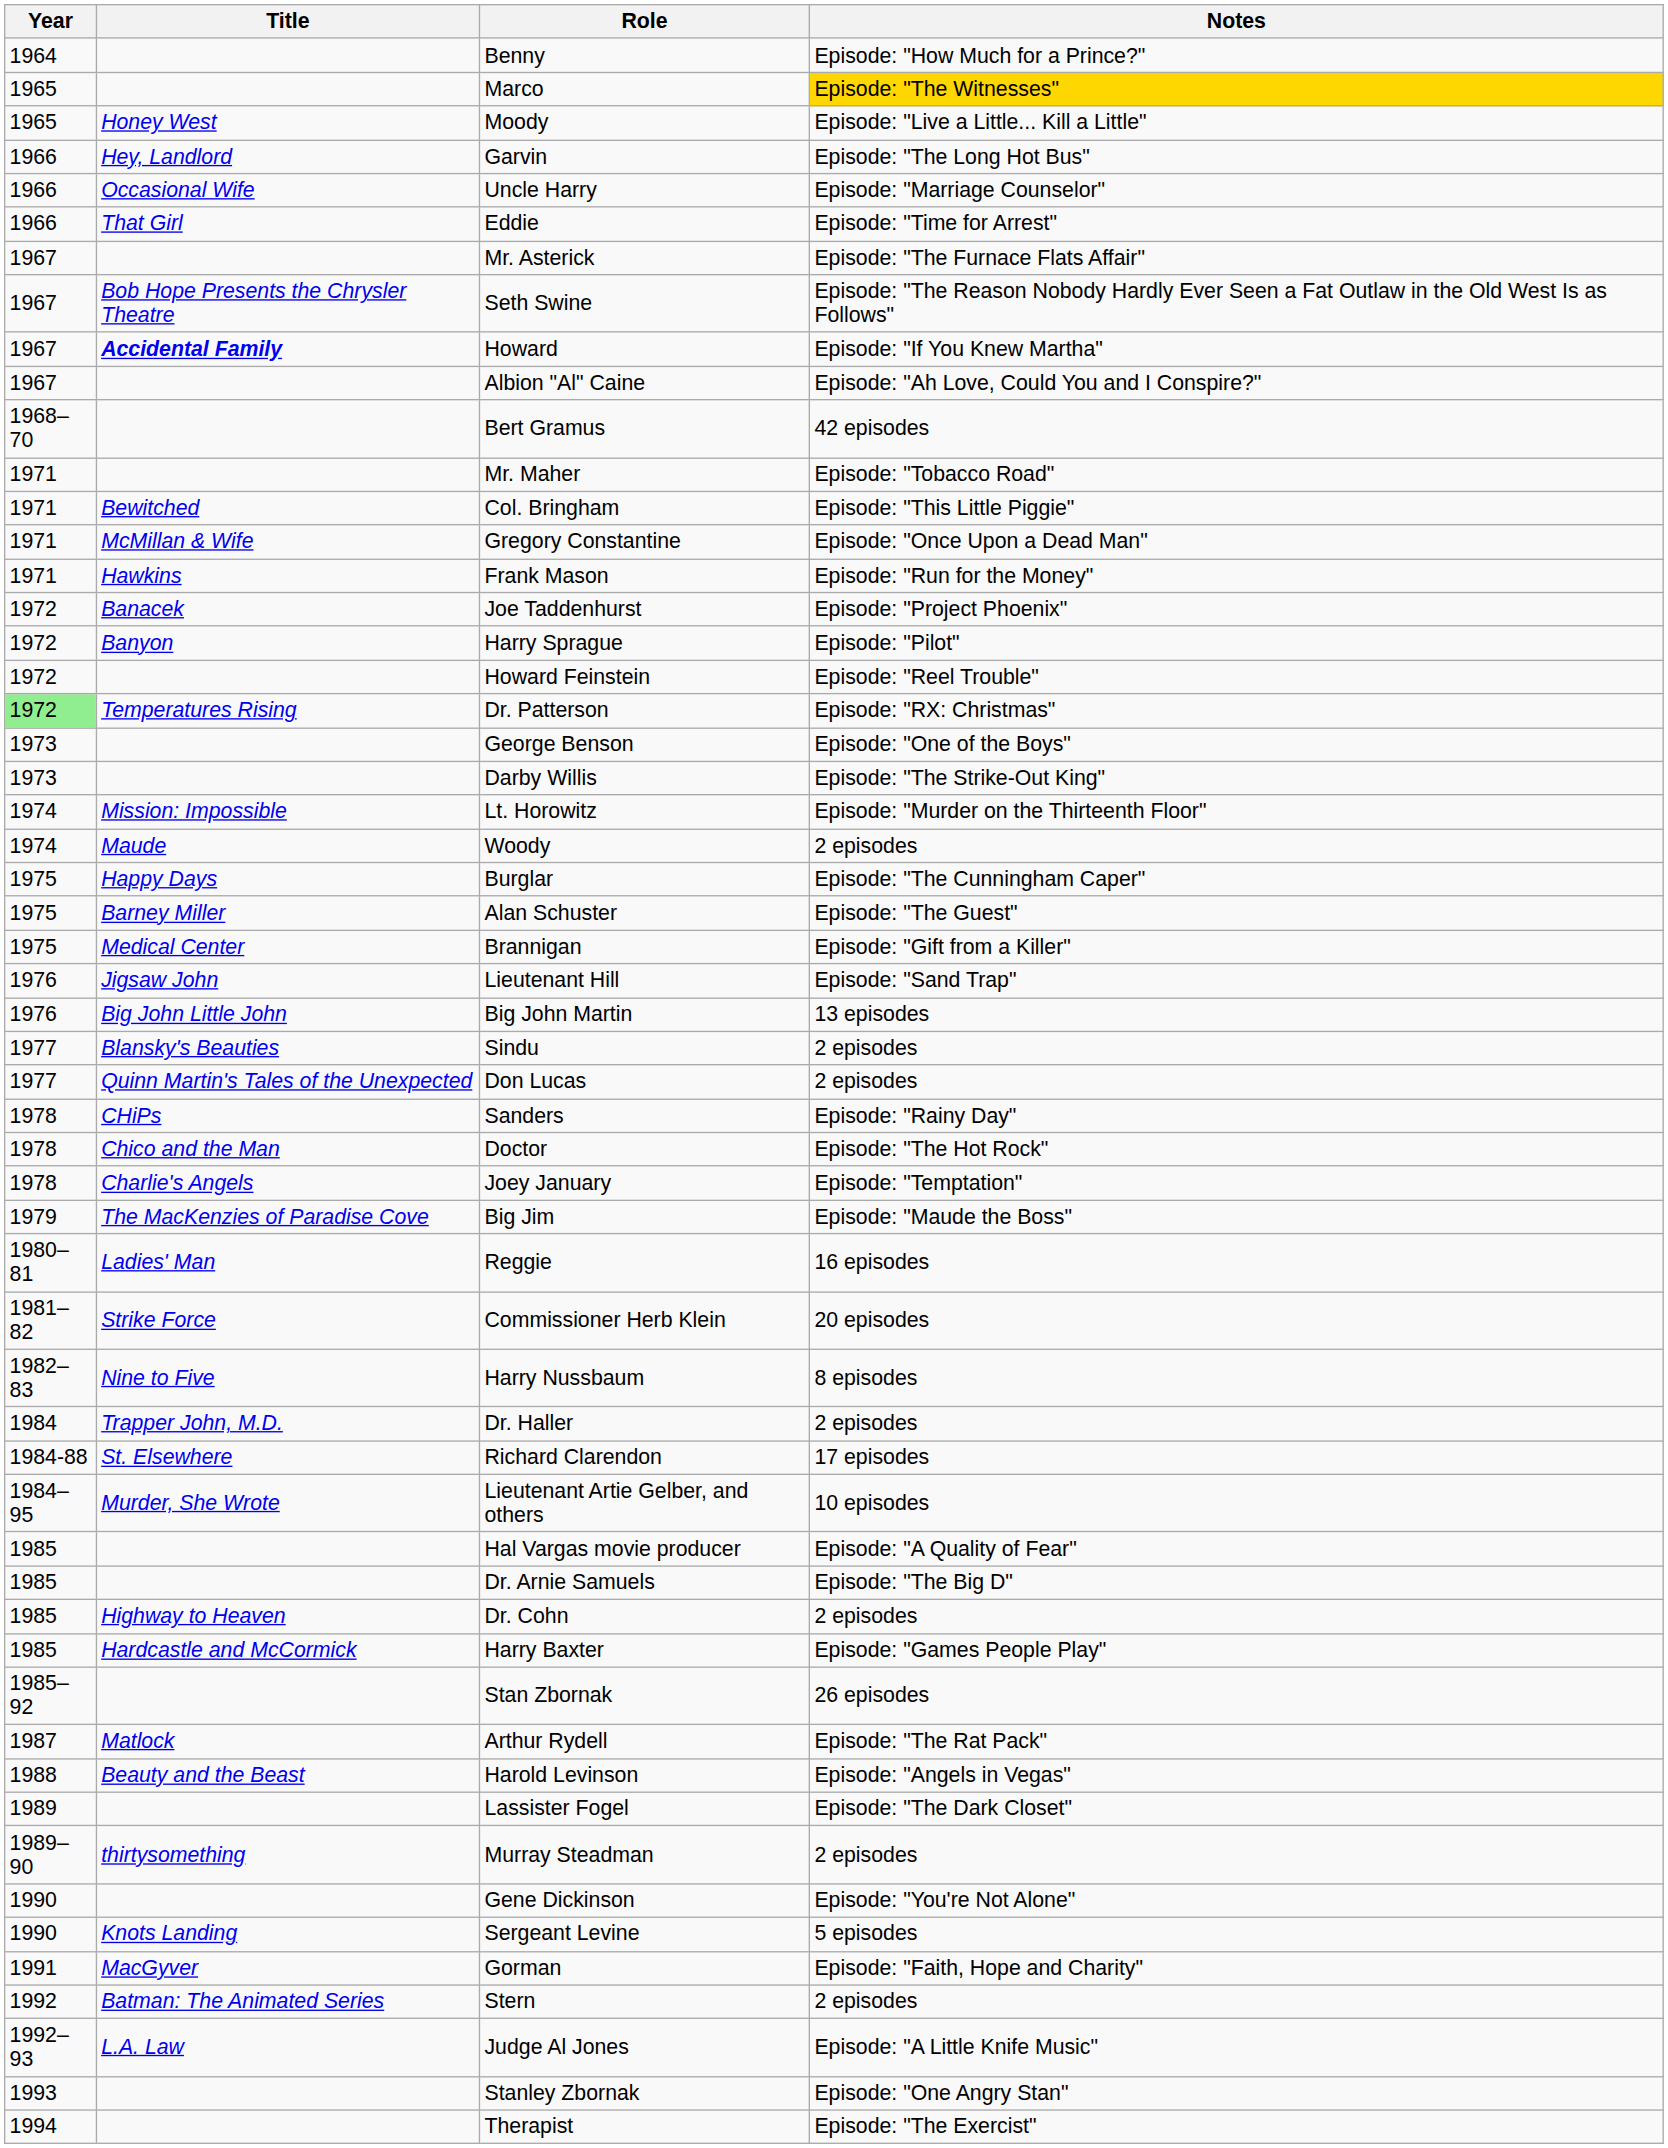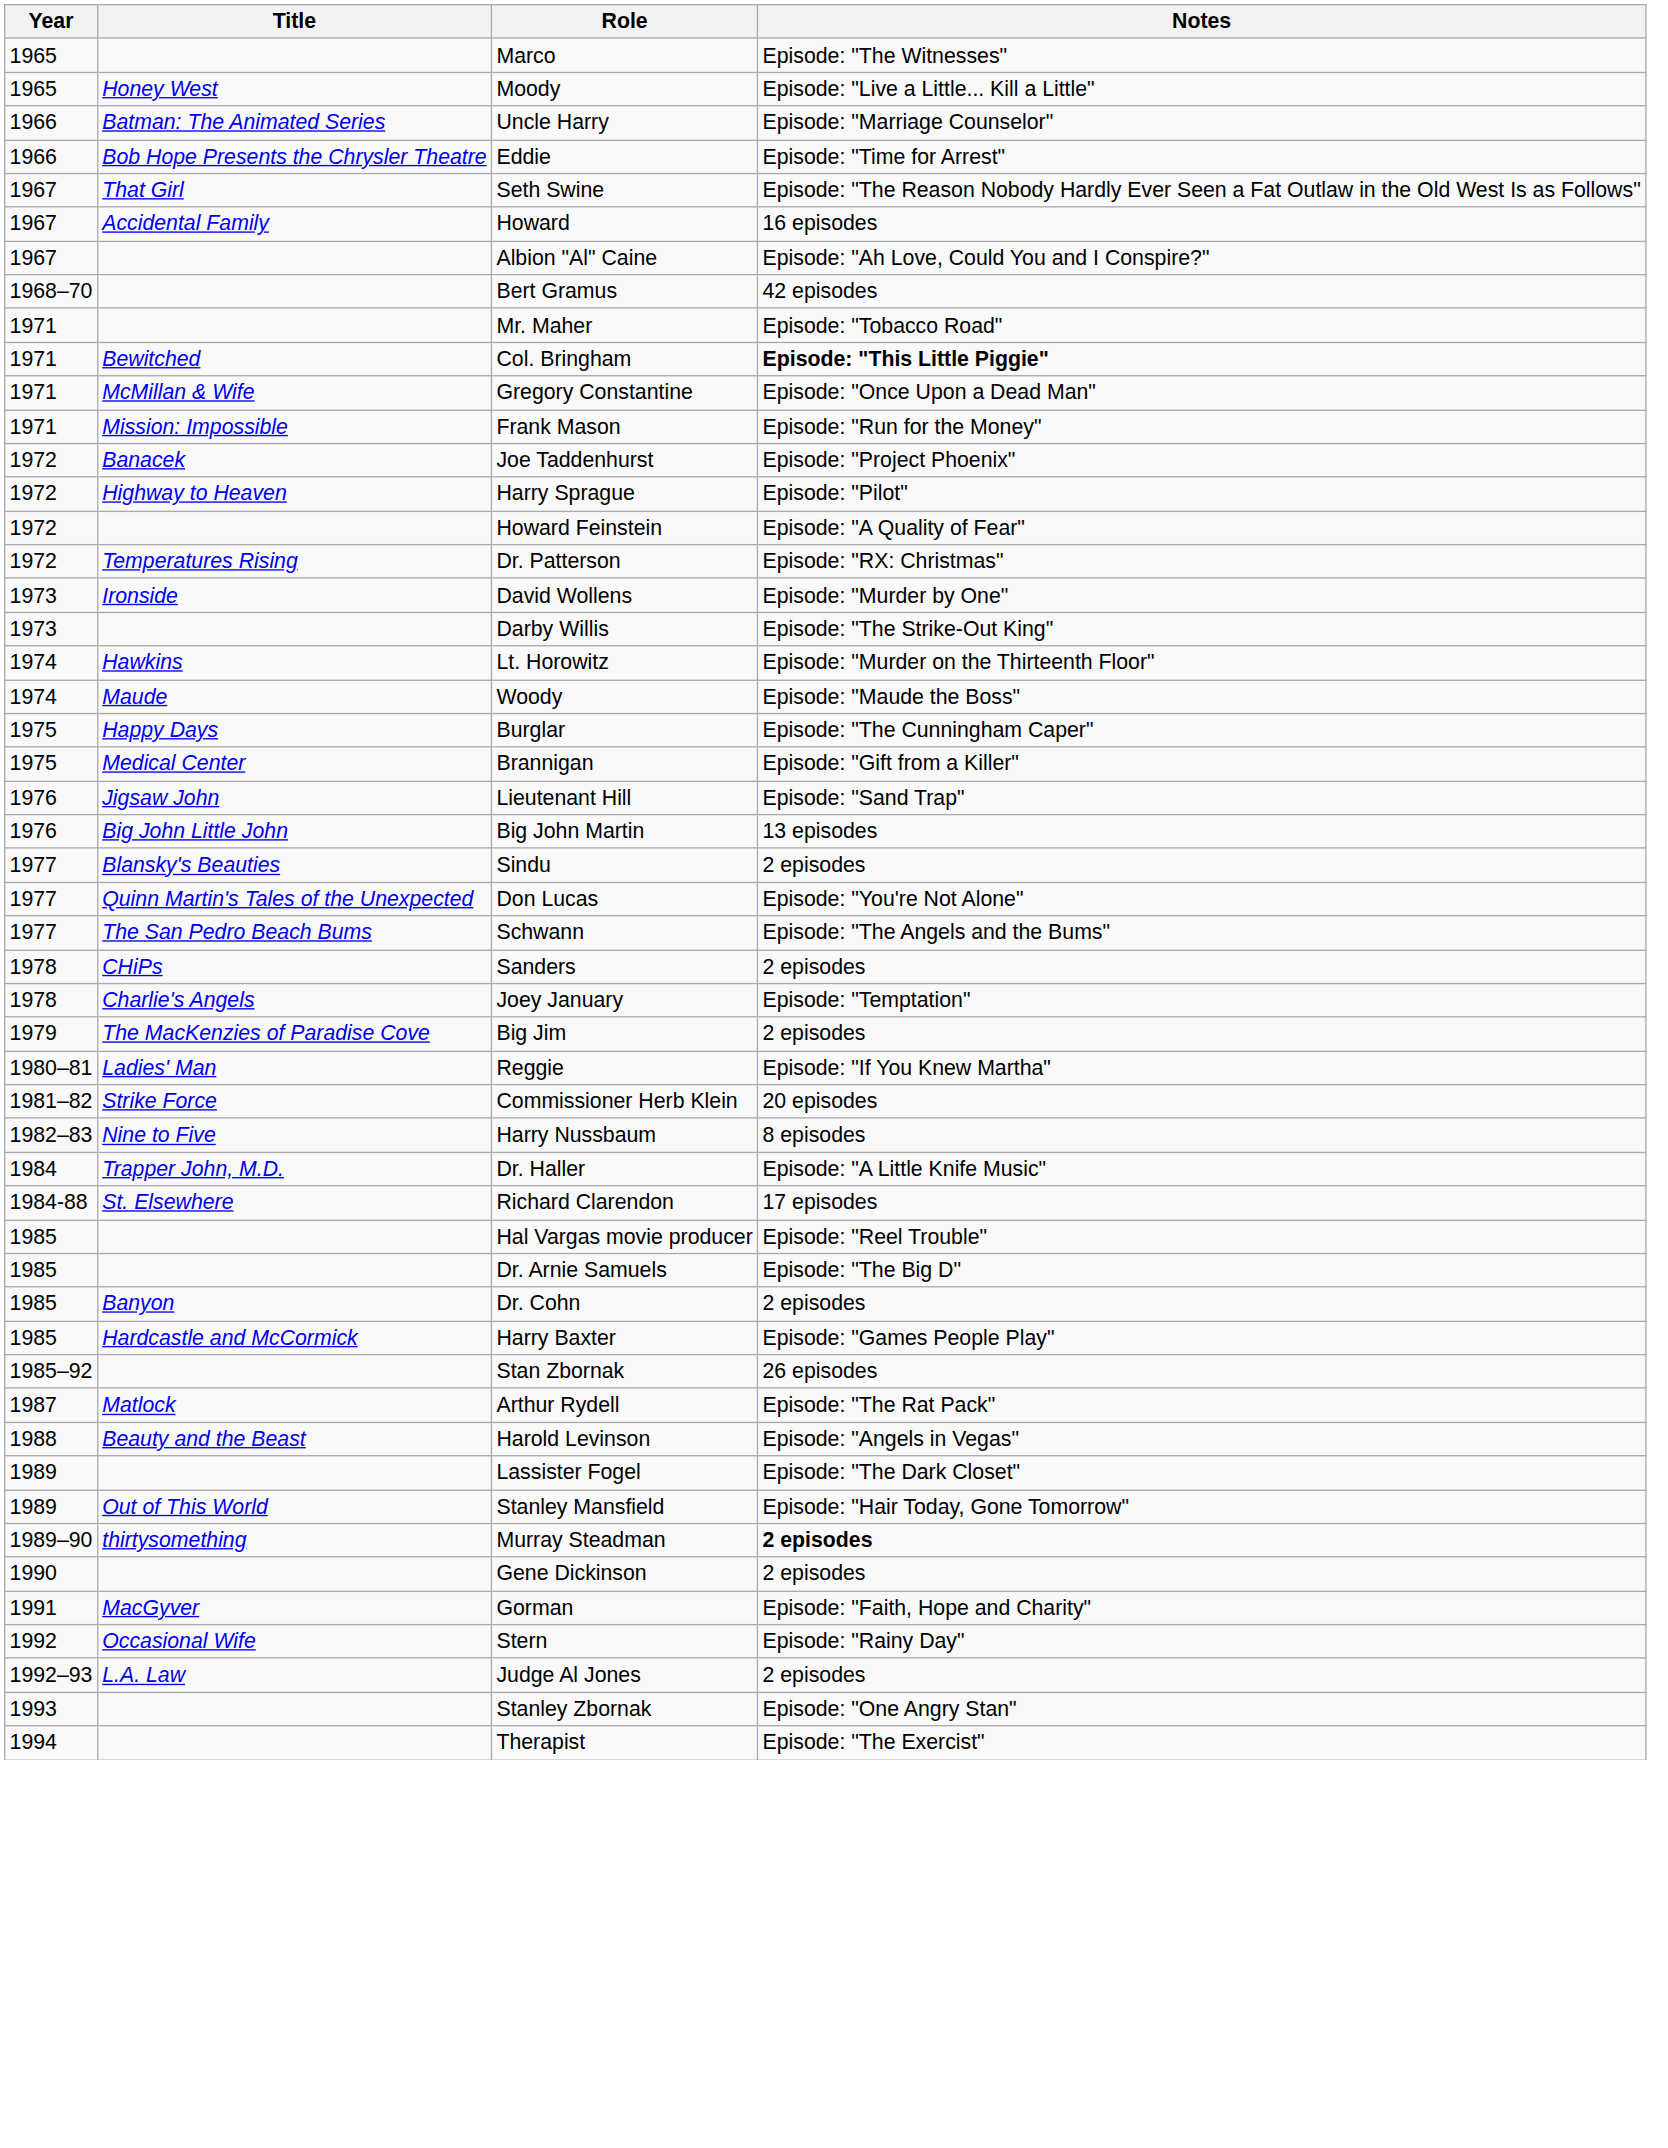- row: (515, 55)
(937, 88) gold background -> (885, 55) no background
- row: (516, 156)
(178, 190) Occasional Wife -> (244, 122) Batman: The Animated Series
(142, 223) That Girl -> (294, 156) Bob Hope Presents the Chrysler Theatre
- row: (539, 257)
(254, 303) Bob Hope Presents the Chrysler Theatre -> (143, 190) That Girl
(192, 349) bold -> (186, 223) normal
(959, 349) Episode: "If You Knew Martha" -> (820, 223) 16 episodes
(944, 507) normal -> (906, 358) bold
(141, 575) Hawkins -> (195, 426) Mission: Impossible
(137, 642) Banyon -> (195, 493) Highway to Heaven
(927, 676) Episode: "Reel Trouble" -> (894, 527) Episode: "A Quality of Fear"
(33, 710) lightgreen background -> (33, 561) no background
+ row: (564, 595)
- row: (559, 744)
(194, 811) Mission: Impossible -> (142, 662) Hawkins
(866, 845) 2 episodes -> (891, 696) Episode: "Maude the Boss"
- row: (551, 912)
(866, 1081) 2 episodes -> (893, 898) Episode: "You're Not Alone"
+ row: (540, 932)
(915, 1115) Episode: "Rainy Day" -> (814, 966) 2 episodes
- row: (516, 1149)
(943, 1216) Episode: "Maude the Boss" -> (814, 1033) 2 episodes
(872, 1262) 16 episodes -> (907, 1067) Episode: "If You Knew Martha"
(866, 1423) 2 episodes -> (904, 1168) Episode: "A Little Knife Music"
- row: (616, 1502)
(946, 1548) Episode: "A Quality of Fear" -> (875, 1236) Episode: "Reel Trouble"
(193, 1616) Highway to Heaven -> (138, 1303) Banyon
+ row: (580, 1506)
(866, 1854) normal -> (818, 1540) bold
(945, 1900) Episode: "You're Not Alone" -> (814, 1573) 2 episodes
- row: (562, 1934)
(243, 2001) Batman: The Animated Series -> (179, 1641) Occasional Wife
(866, 2001) 2 episodes -> (864, 1641) Episode: "Rainy Day"
(956, 2047) Episode: "A Little Knife Music" -> (814, 1675) 2 episodes
